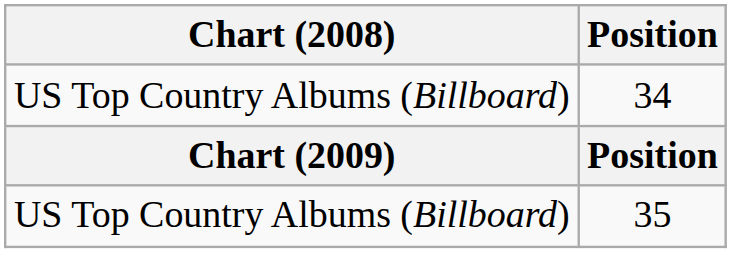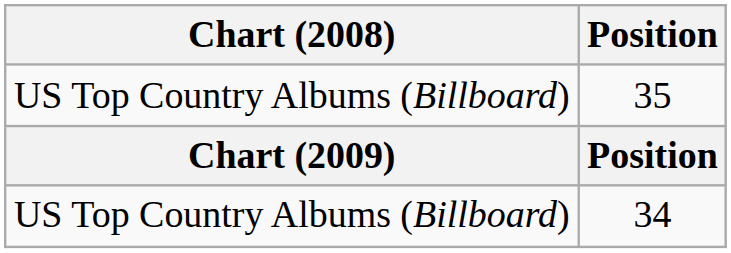rows swapped: (652, 214) <-> (652, 94)
